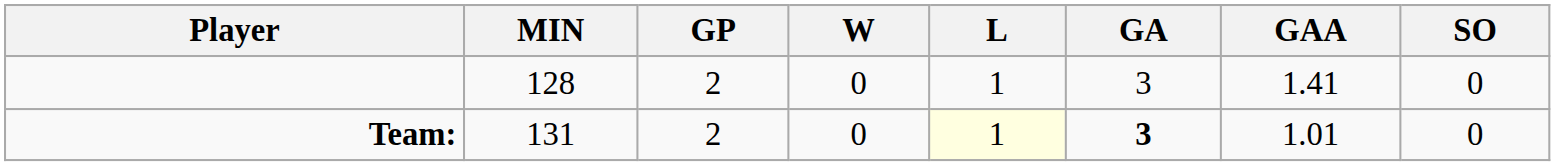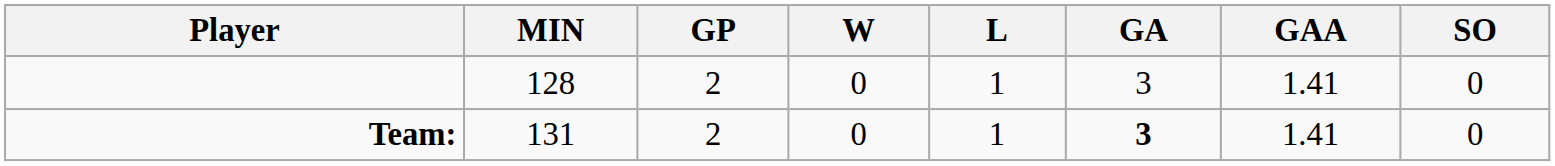(997, 133) lightyellow background -> (997, 133) no background
(1311, 133) 1.01 -> (1311, 133) 1.41
